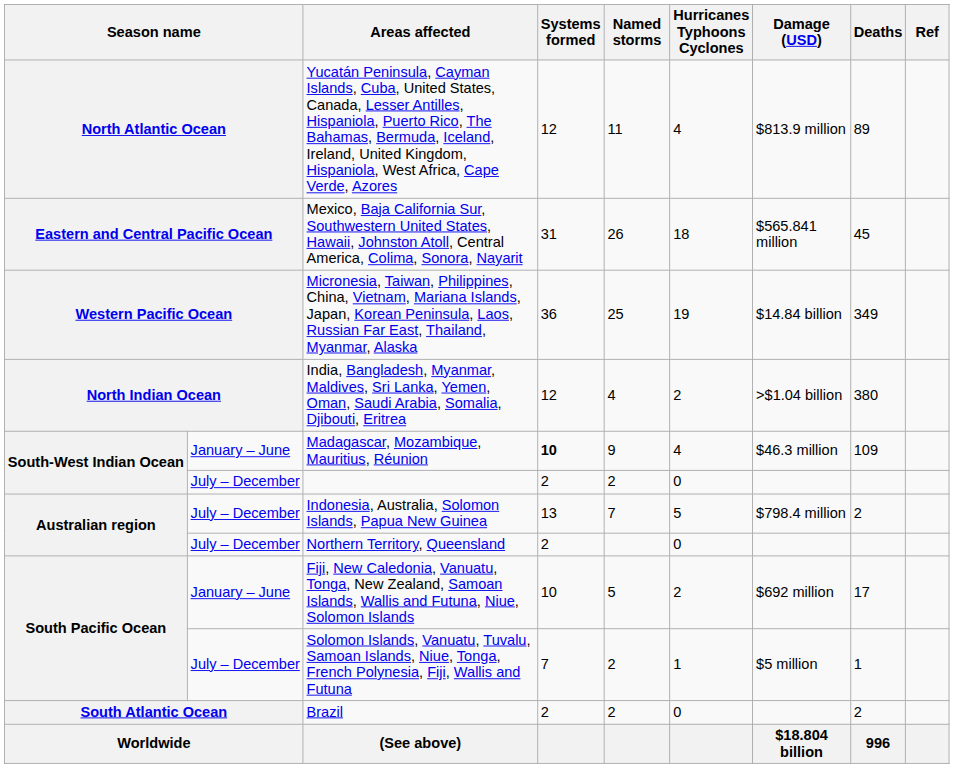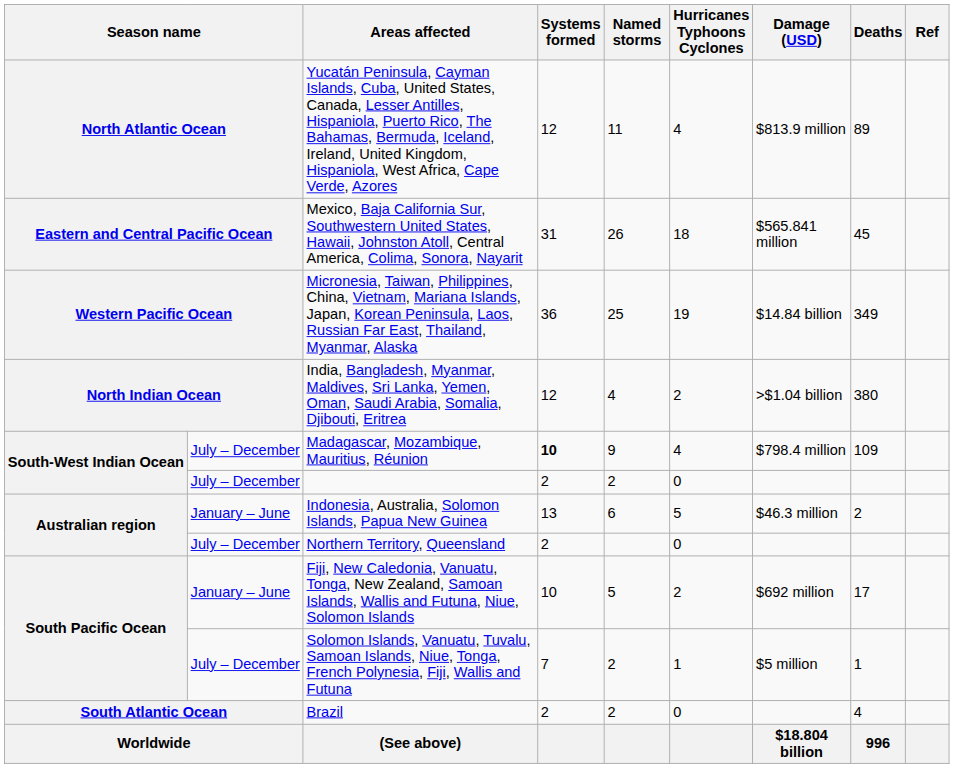(240, 450) January – June -> (245, 450) July – December
(797, 450) $46.3 million -> (801, 450) $798.4 million
(245, 513) July – December -> (240, 513) January – June
(611, 513) 7 -> (611, 513) 6
(801, 513) $798.4 million -> (797, 513) $46.3 million
(858, 712) 2 -> (858, 712) 4
